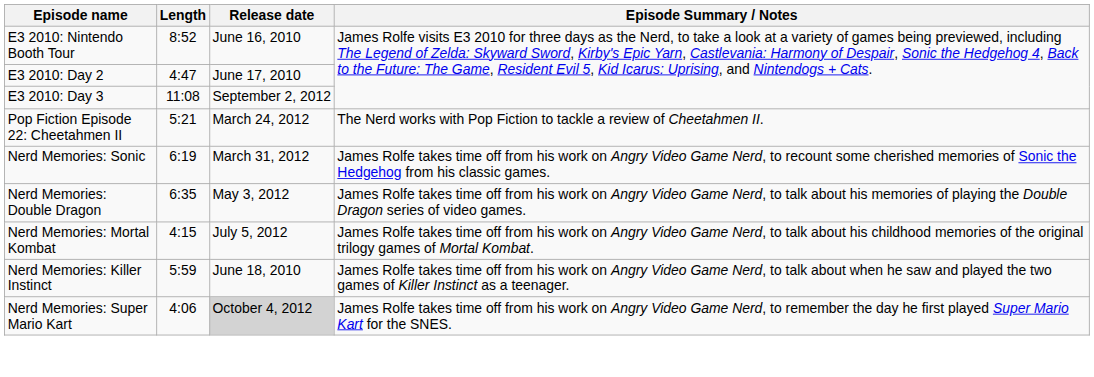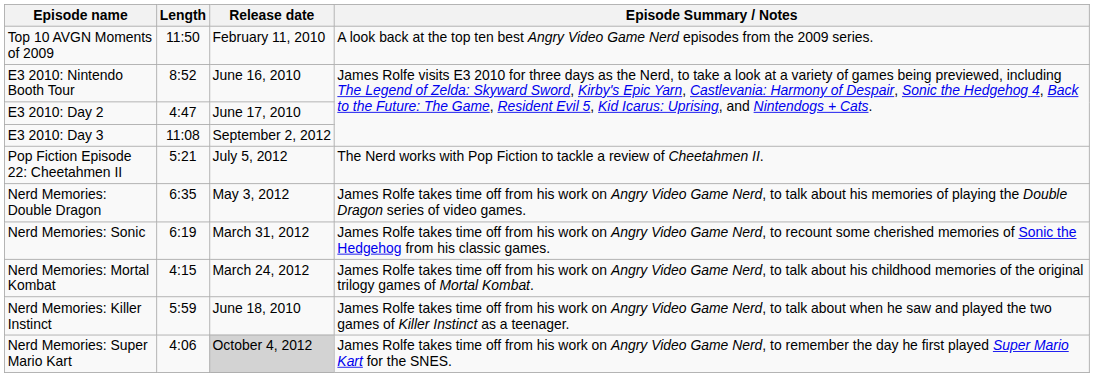+ row: (80, 45)
(261, 119) March 24, 2012 -> (250, 157) July 5, 2012
rows swapped: (76, 157) <-> (57, 202)
(250, 232) July 5, 2012 -> (261, 270) March 24, 2012
